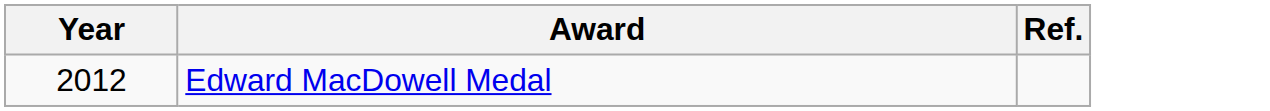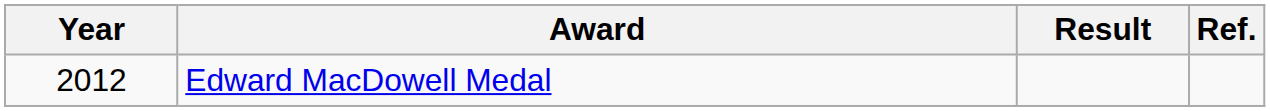+ column: (1103, 29)
